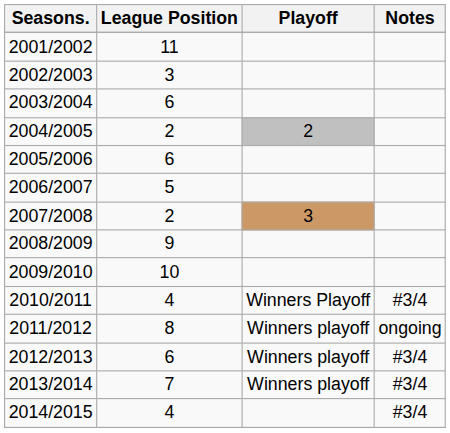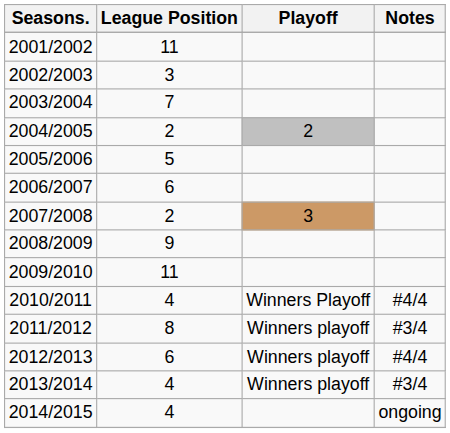(169, 103) 6 -> (169, 103) 7
(169, 159) 6 -> (169, 159) 5
(169, 187) 5 -> (169, 187) 6
(169, 272) 10 -> (169, 272) 11
(410, 300) #3/4 -> (410, 300) #4/4
(410, 328) ongoing -> (410, 328) #3/4
(410, 356) #3/4 -> (410, 356) #4/4
(169, 384) 7 -> (169, 384) 4
(410, 412) #3/4 -> (410, 412) ongoing
